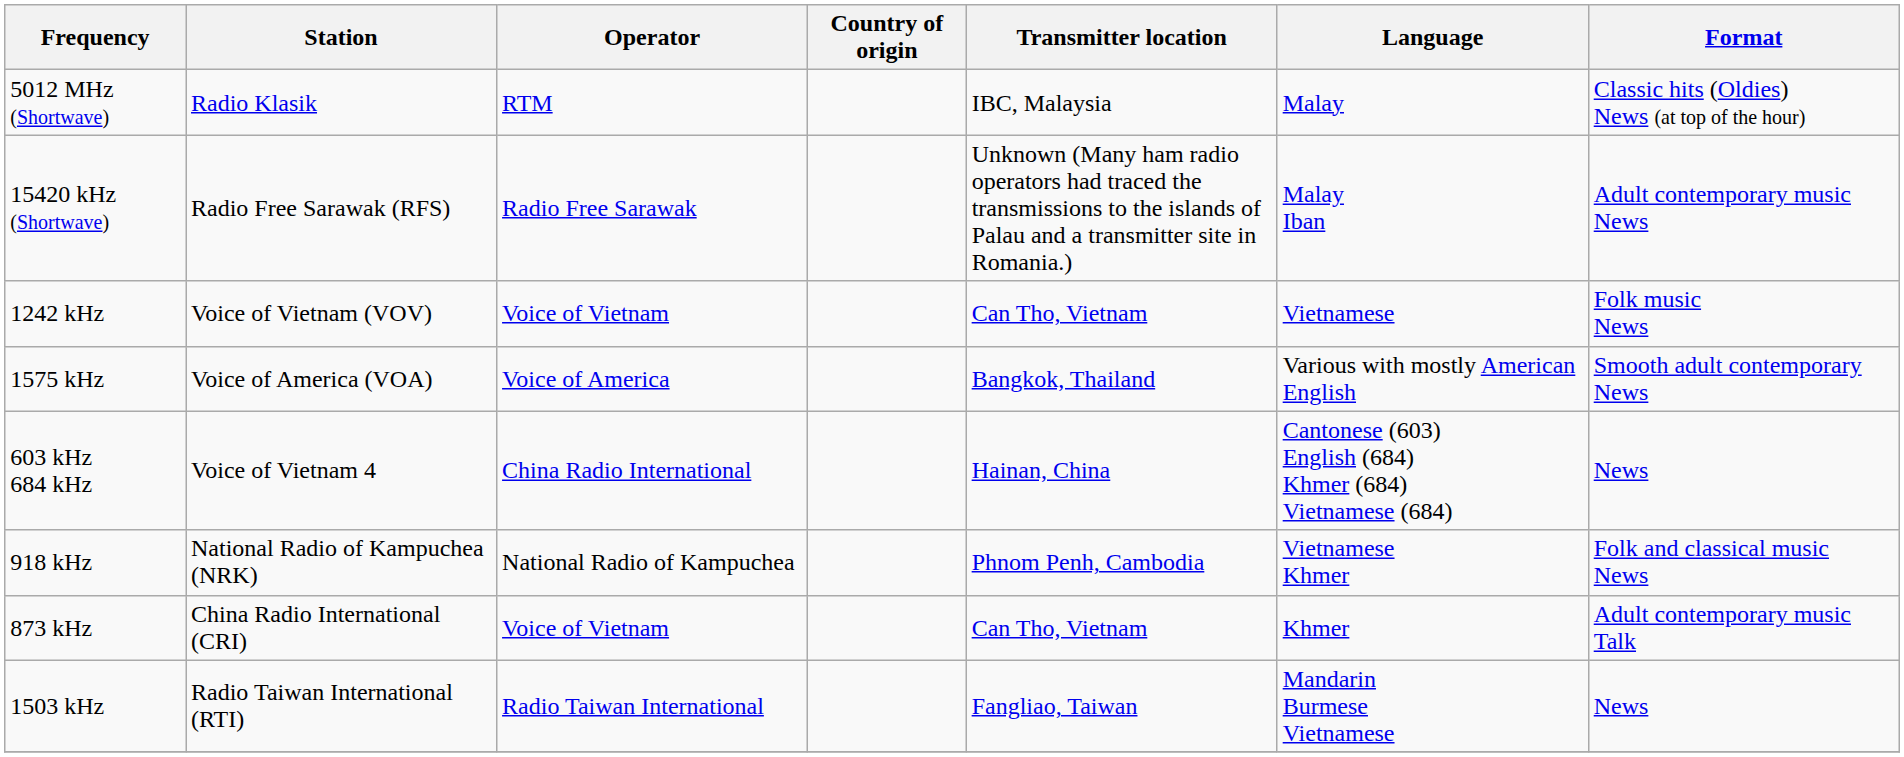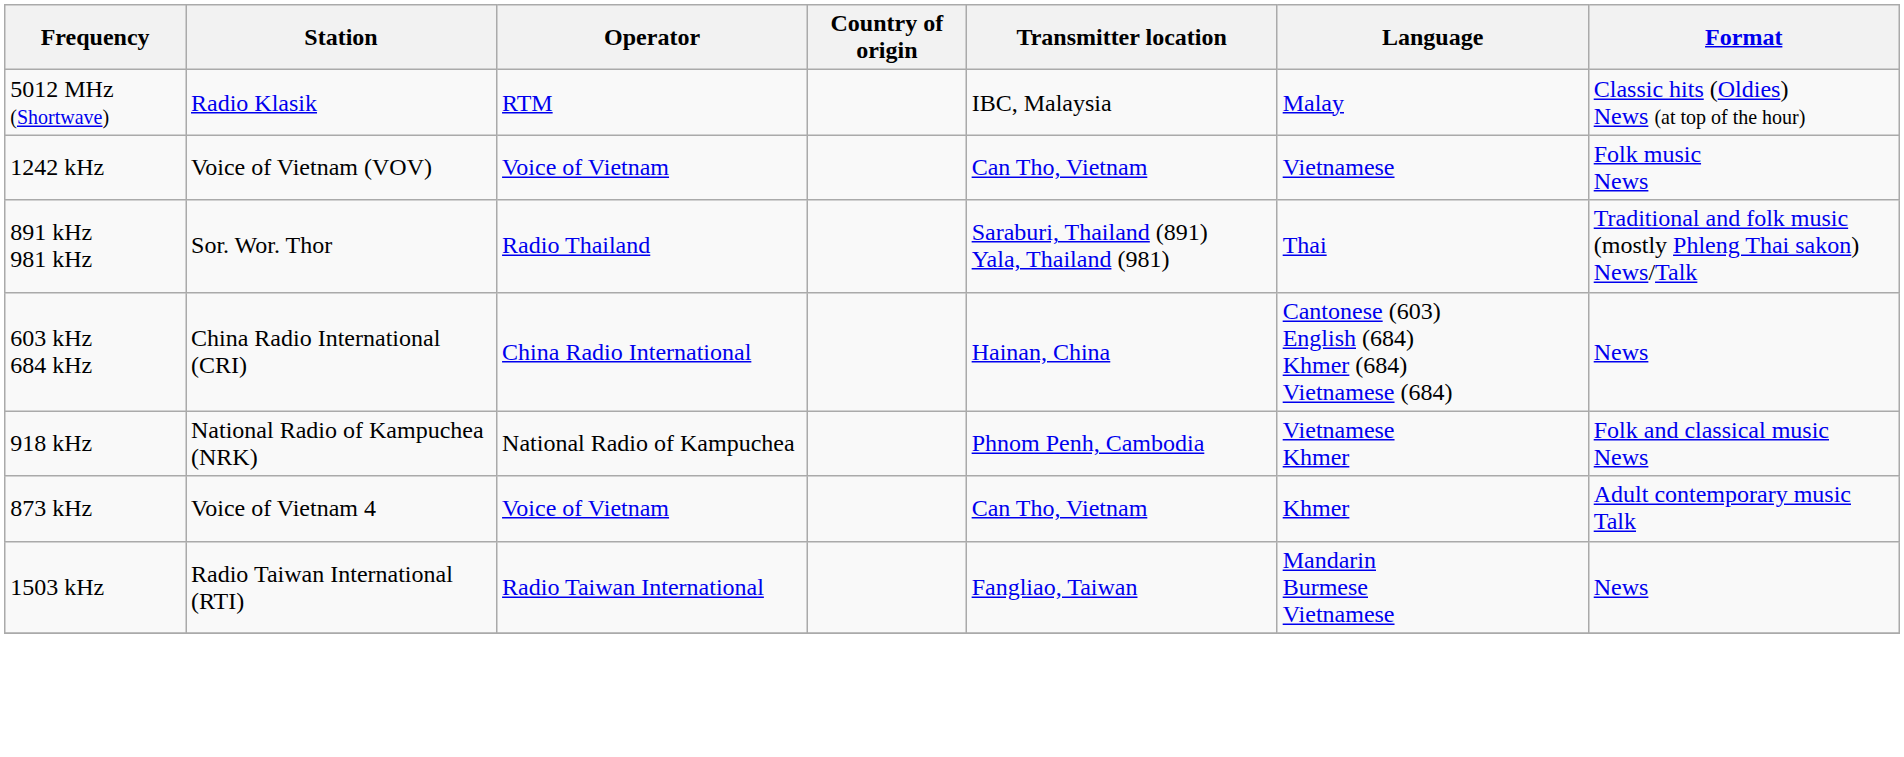- row: (63, 207)
- row: (57, 378)
+ row: (51, 245)
(284, 470) Voice of Vietnam 4 -> (316, 351) China Radio International (CRI)
(316, 627) China Radio International (CRI) -> (284, 508) Voice of Vietnam 4
